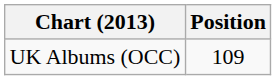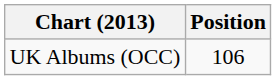(228, 56) 109 -> (228, 56) 106
